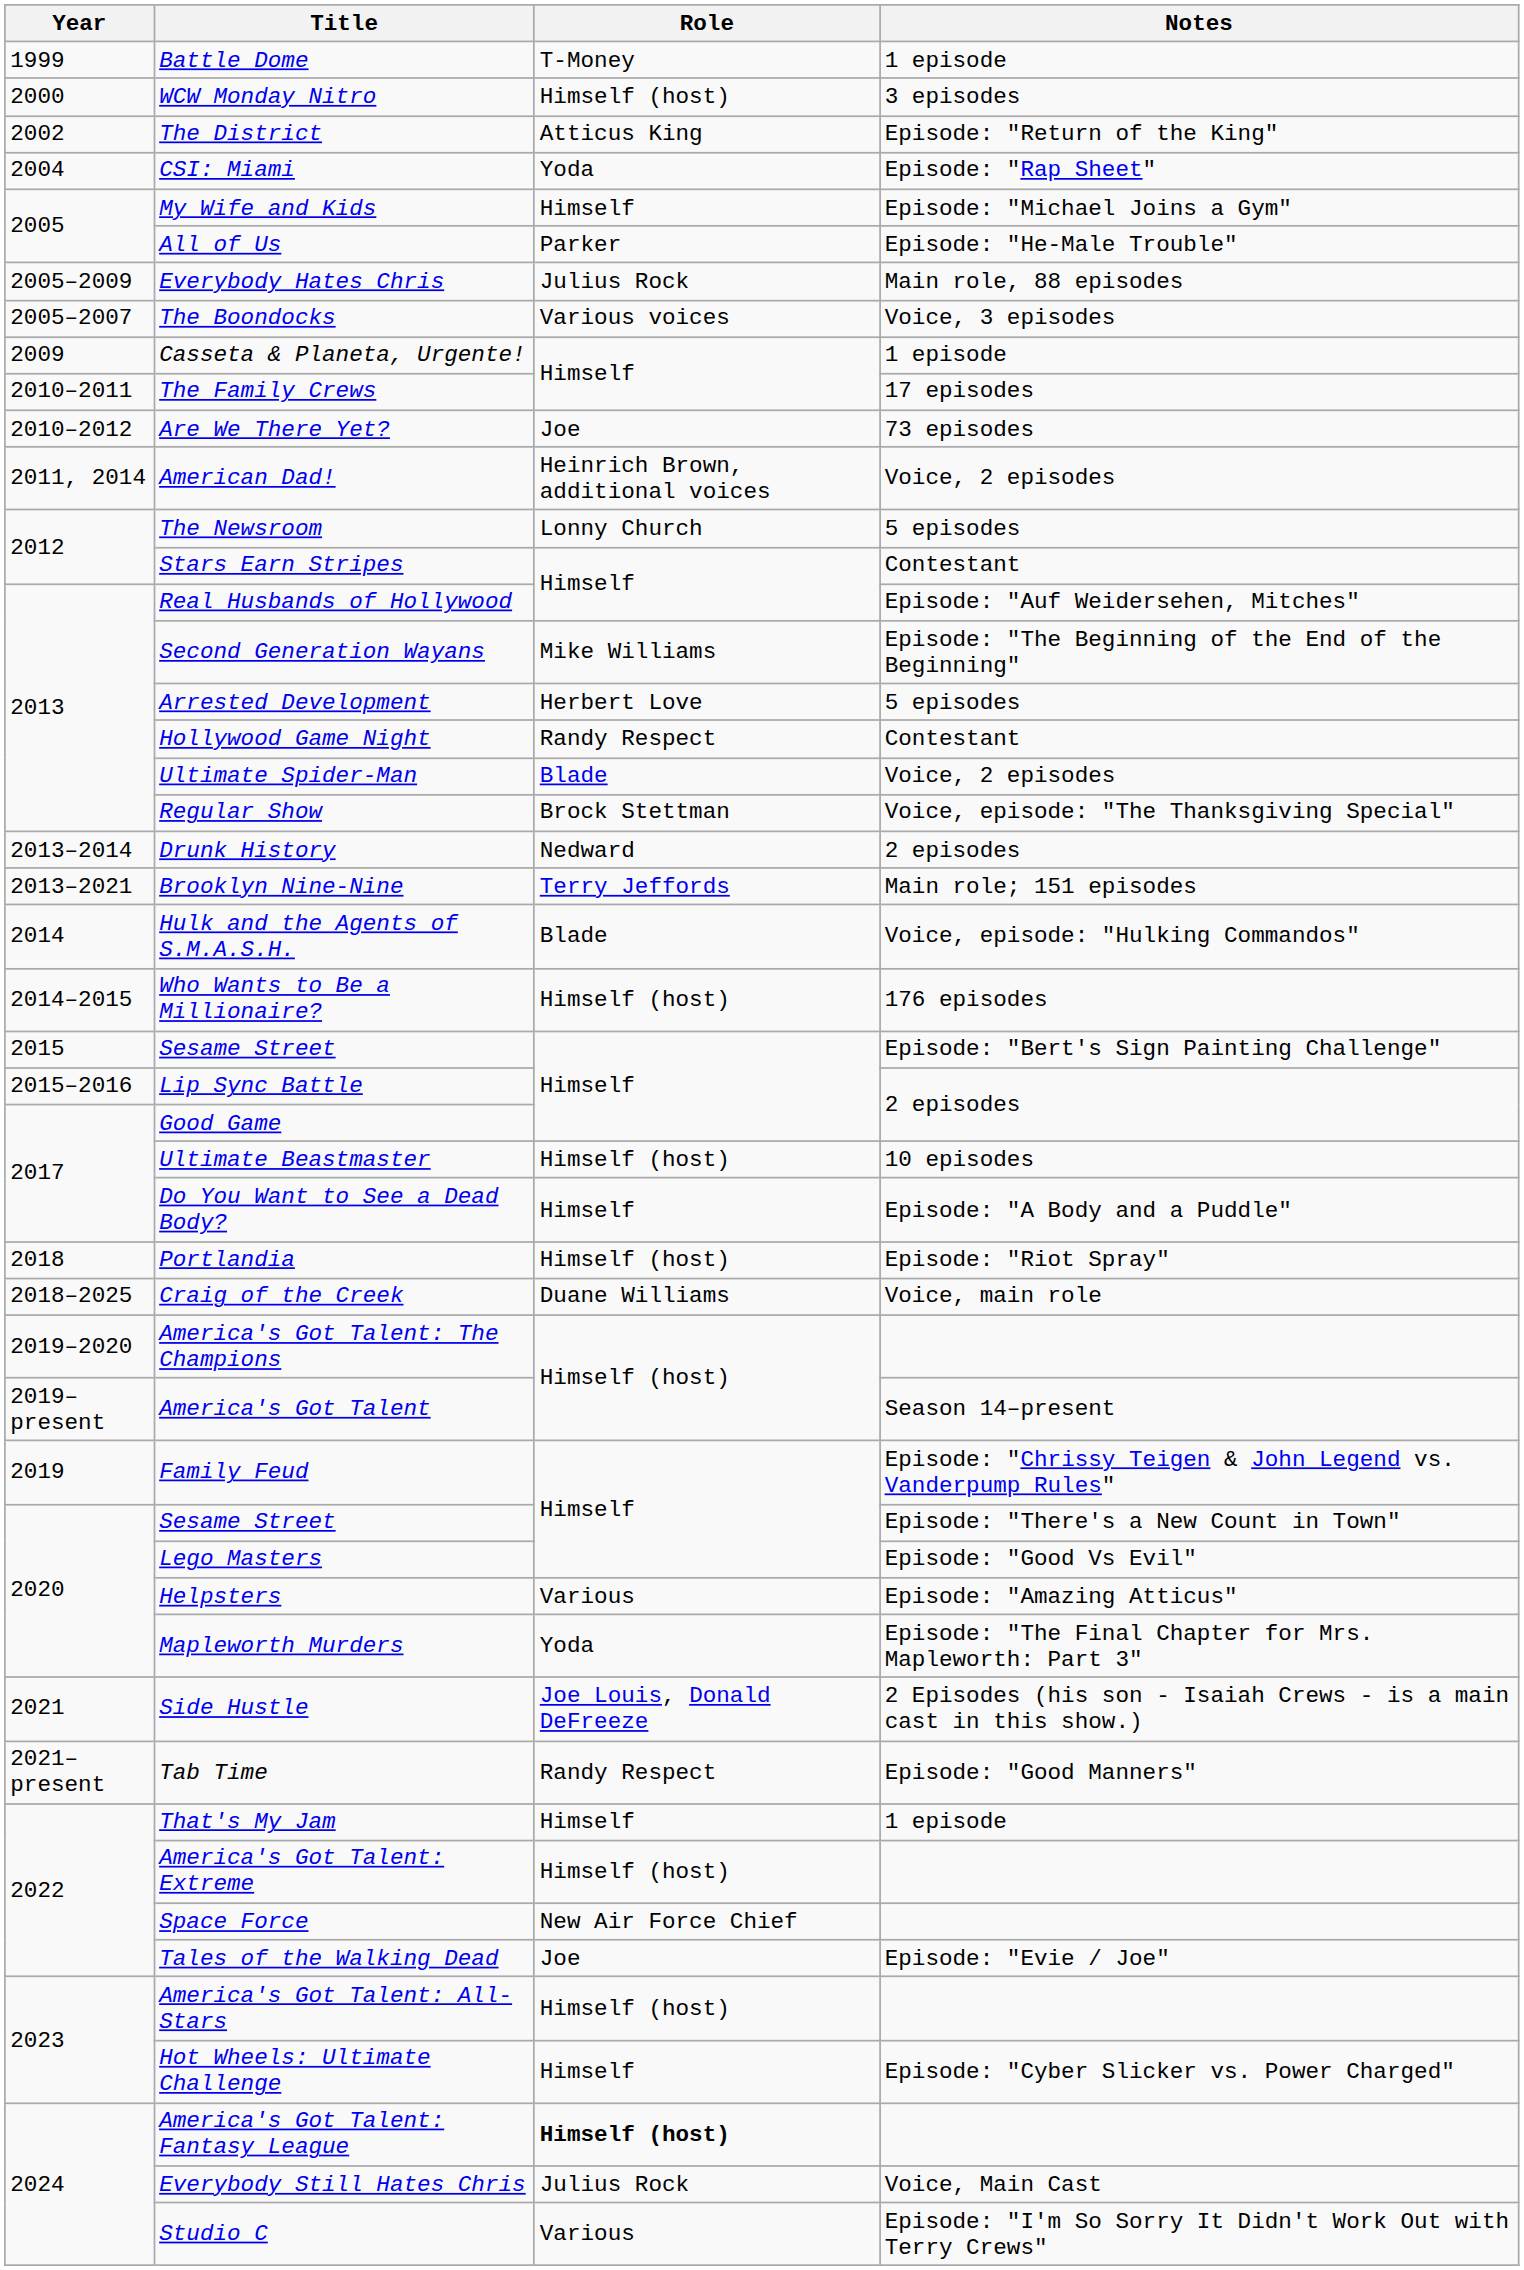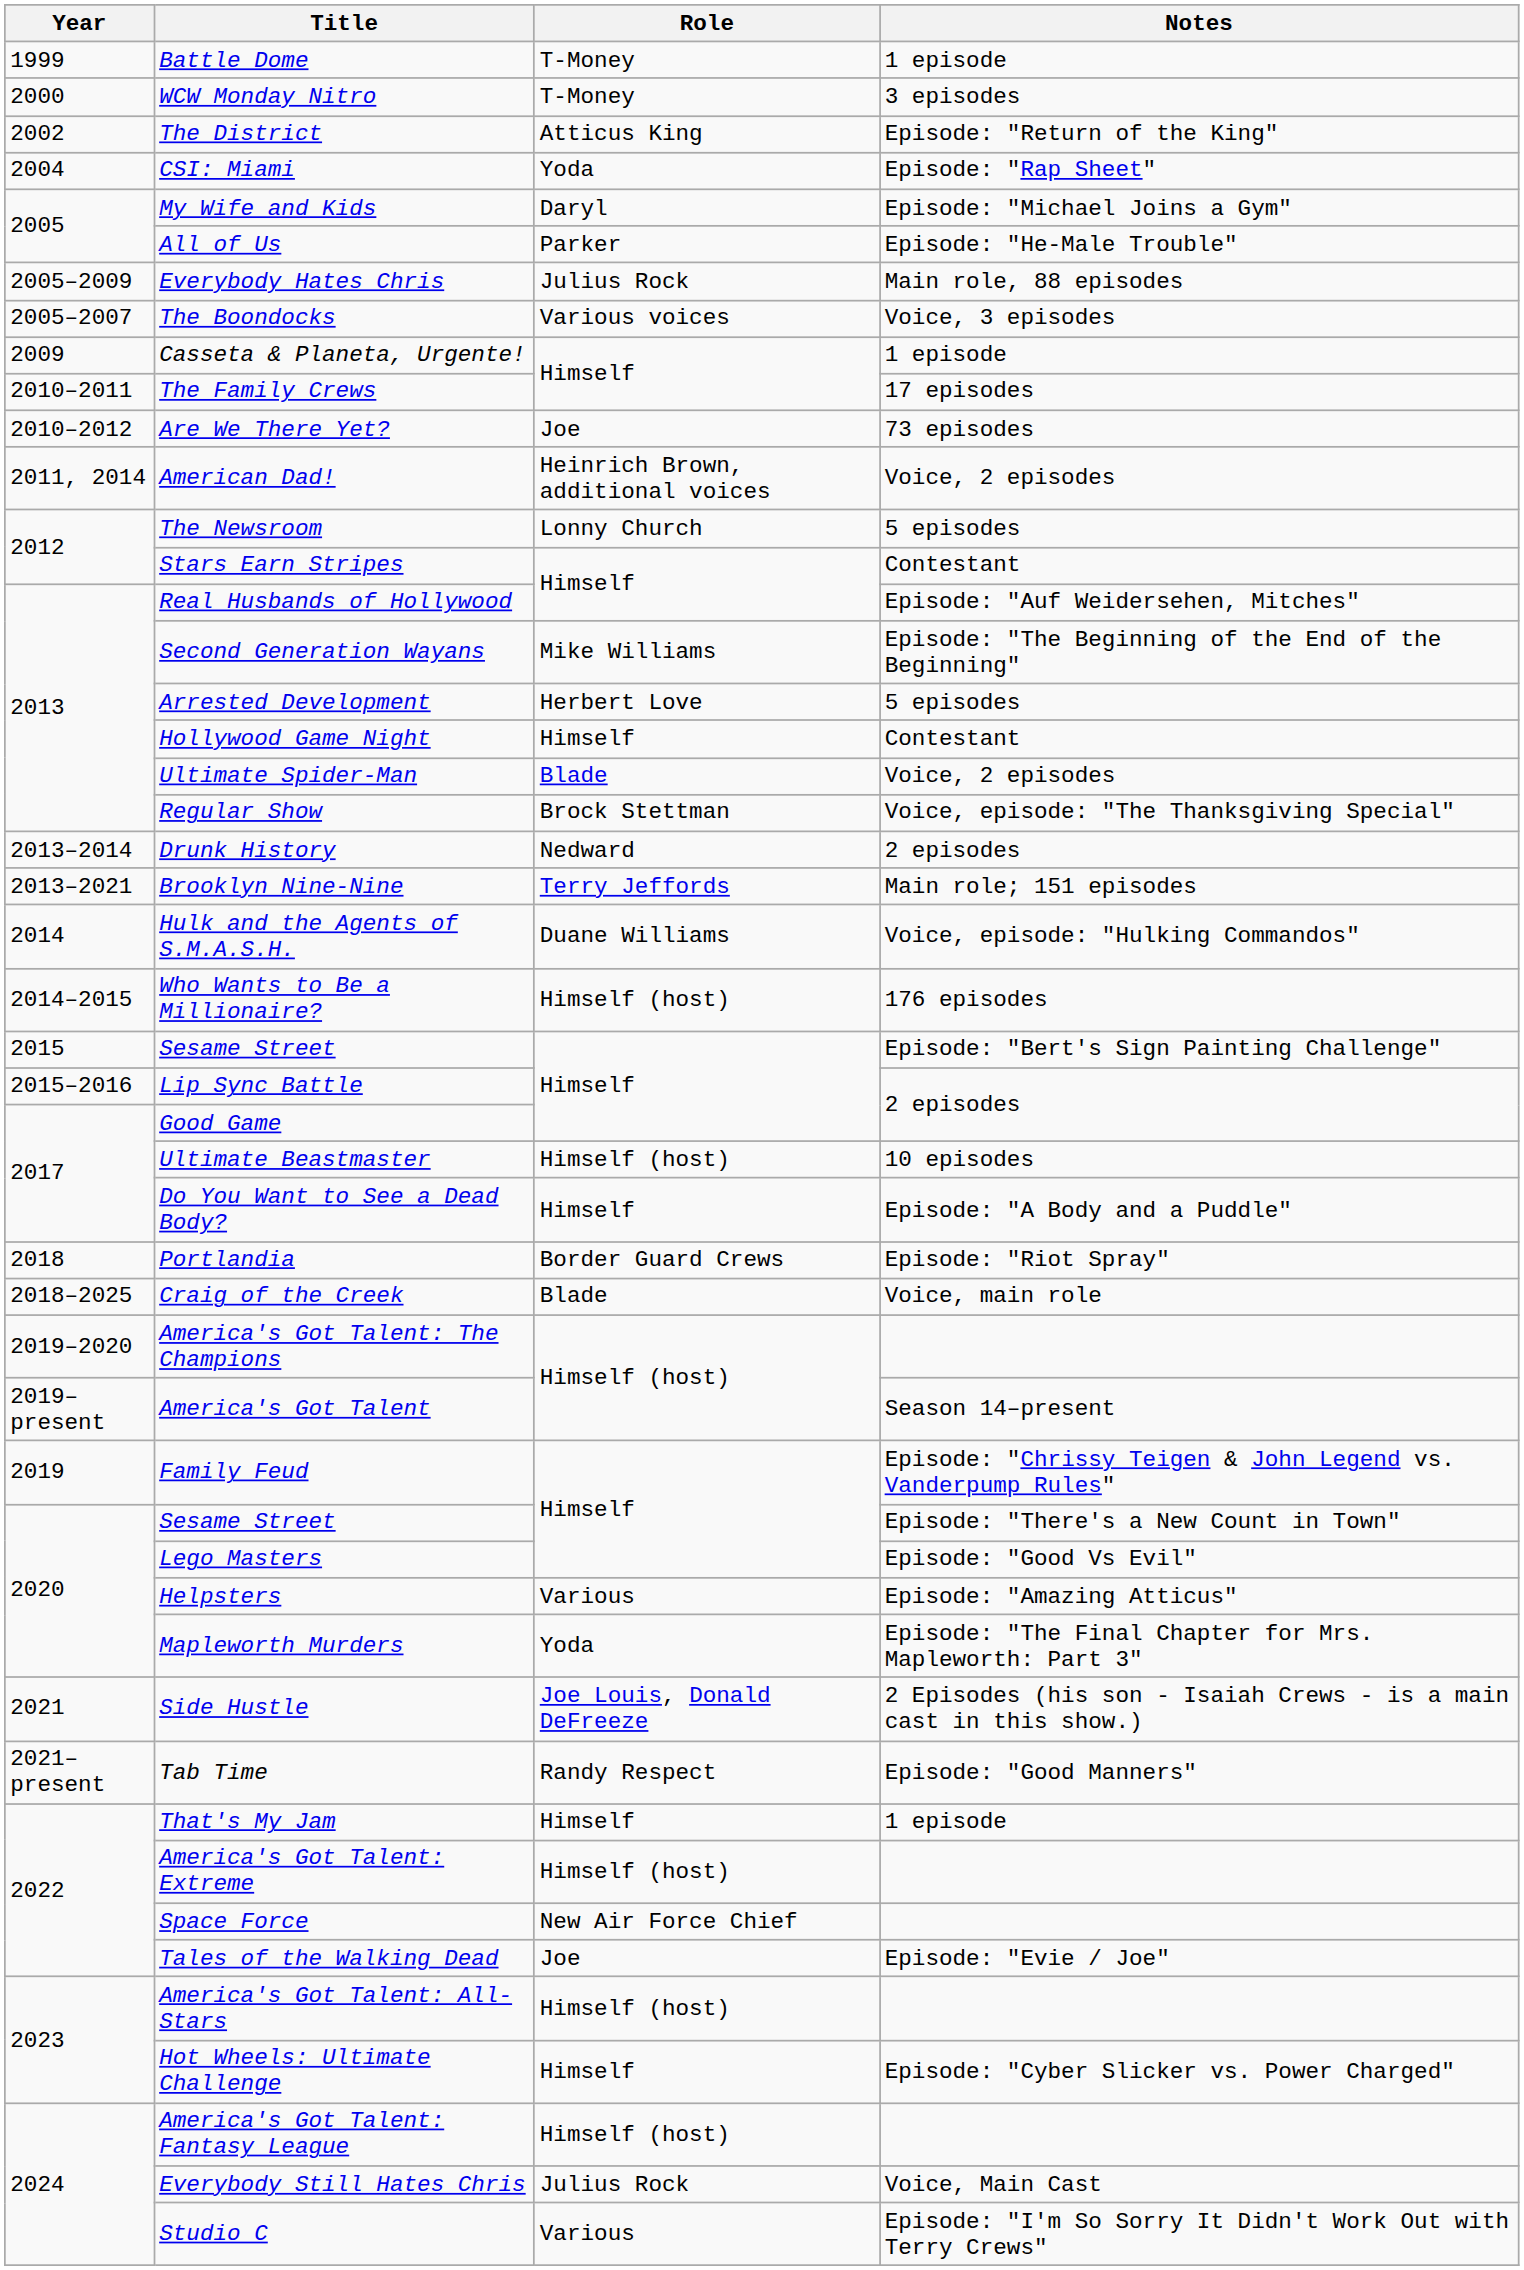(635, 97) Himself (host) -> (587, 97) T-Money
(587, 208) Himself -> (574, 208) Daryl
(628, 739) Randy Respect -> (587, 739) Himself
(574, 936) Blade -> (635, 936) Duane Williams
(635, 1260) Himself (host) -> (662, 1260) Border Guard Crews
(635, 1297) Duane Williams -> (574, 1297) Blade
(635, 2134) bold -> (635, 2134) normal
